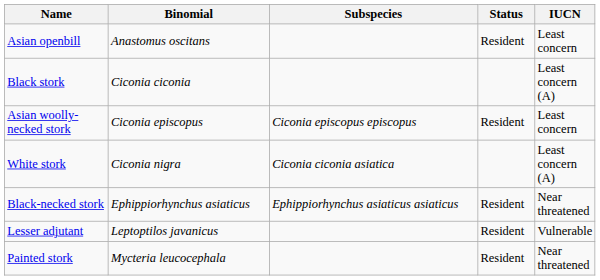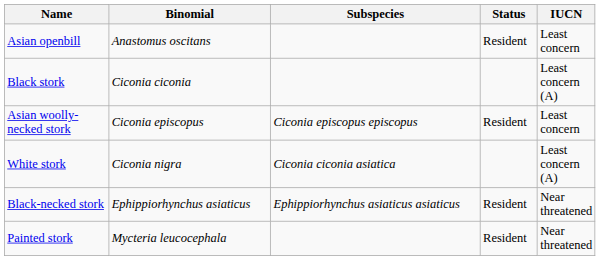- row: (45, 231)
